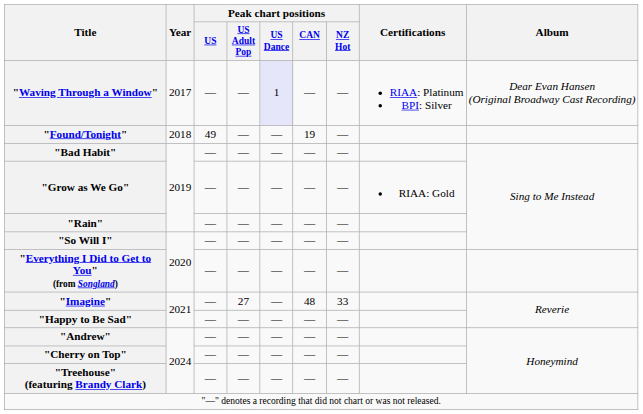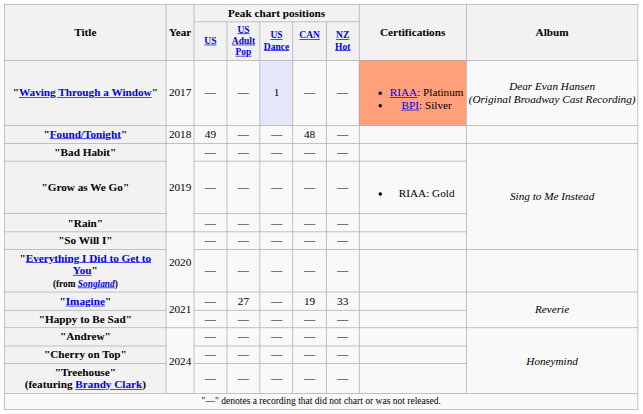(413, 99) no background -> (413, 99) lightsalmon background
(310, 134) 19 -> (310, 134) 48
(310, 301) 48 -> (310, 301) 19
